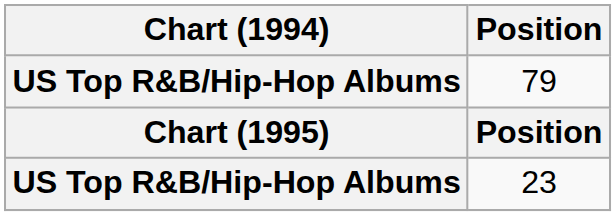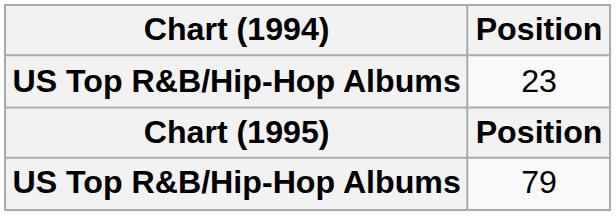rows swapped: (539, 183) <-> (539, 81)
